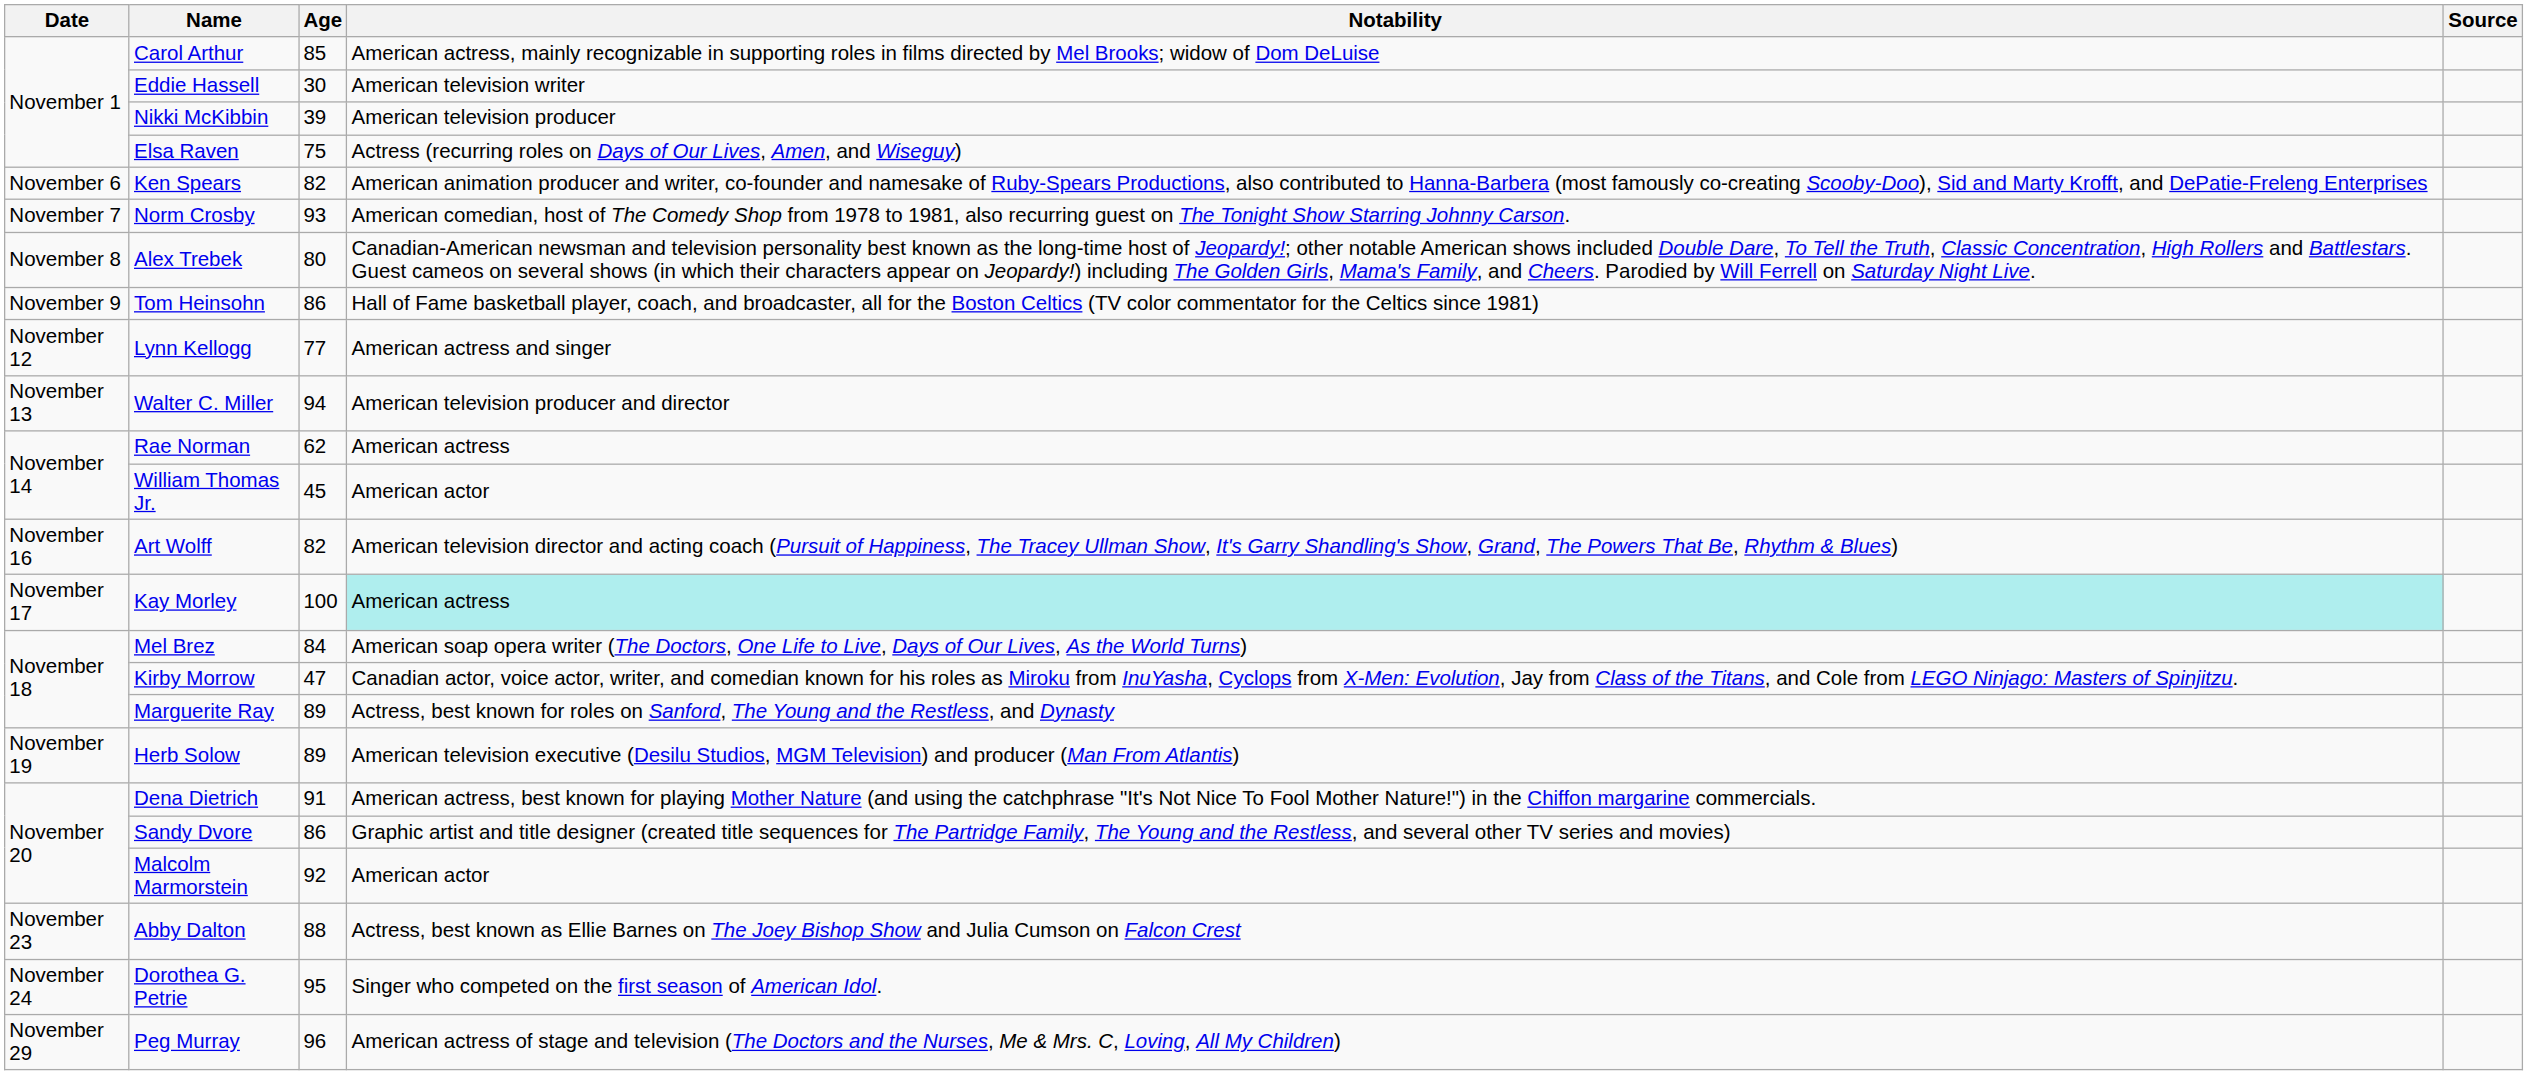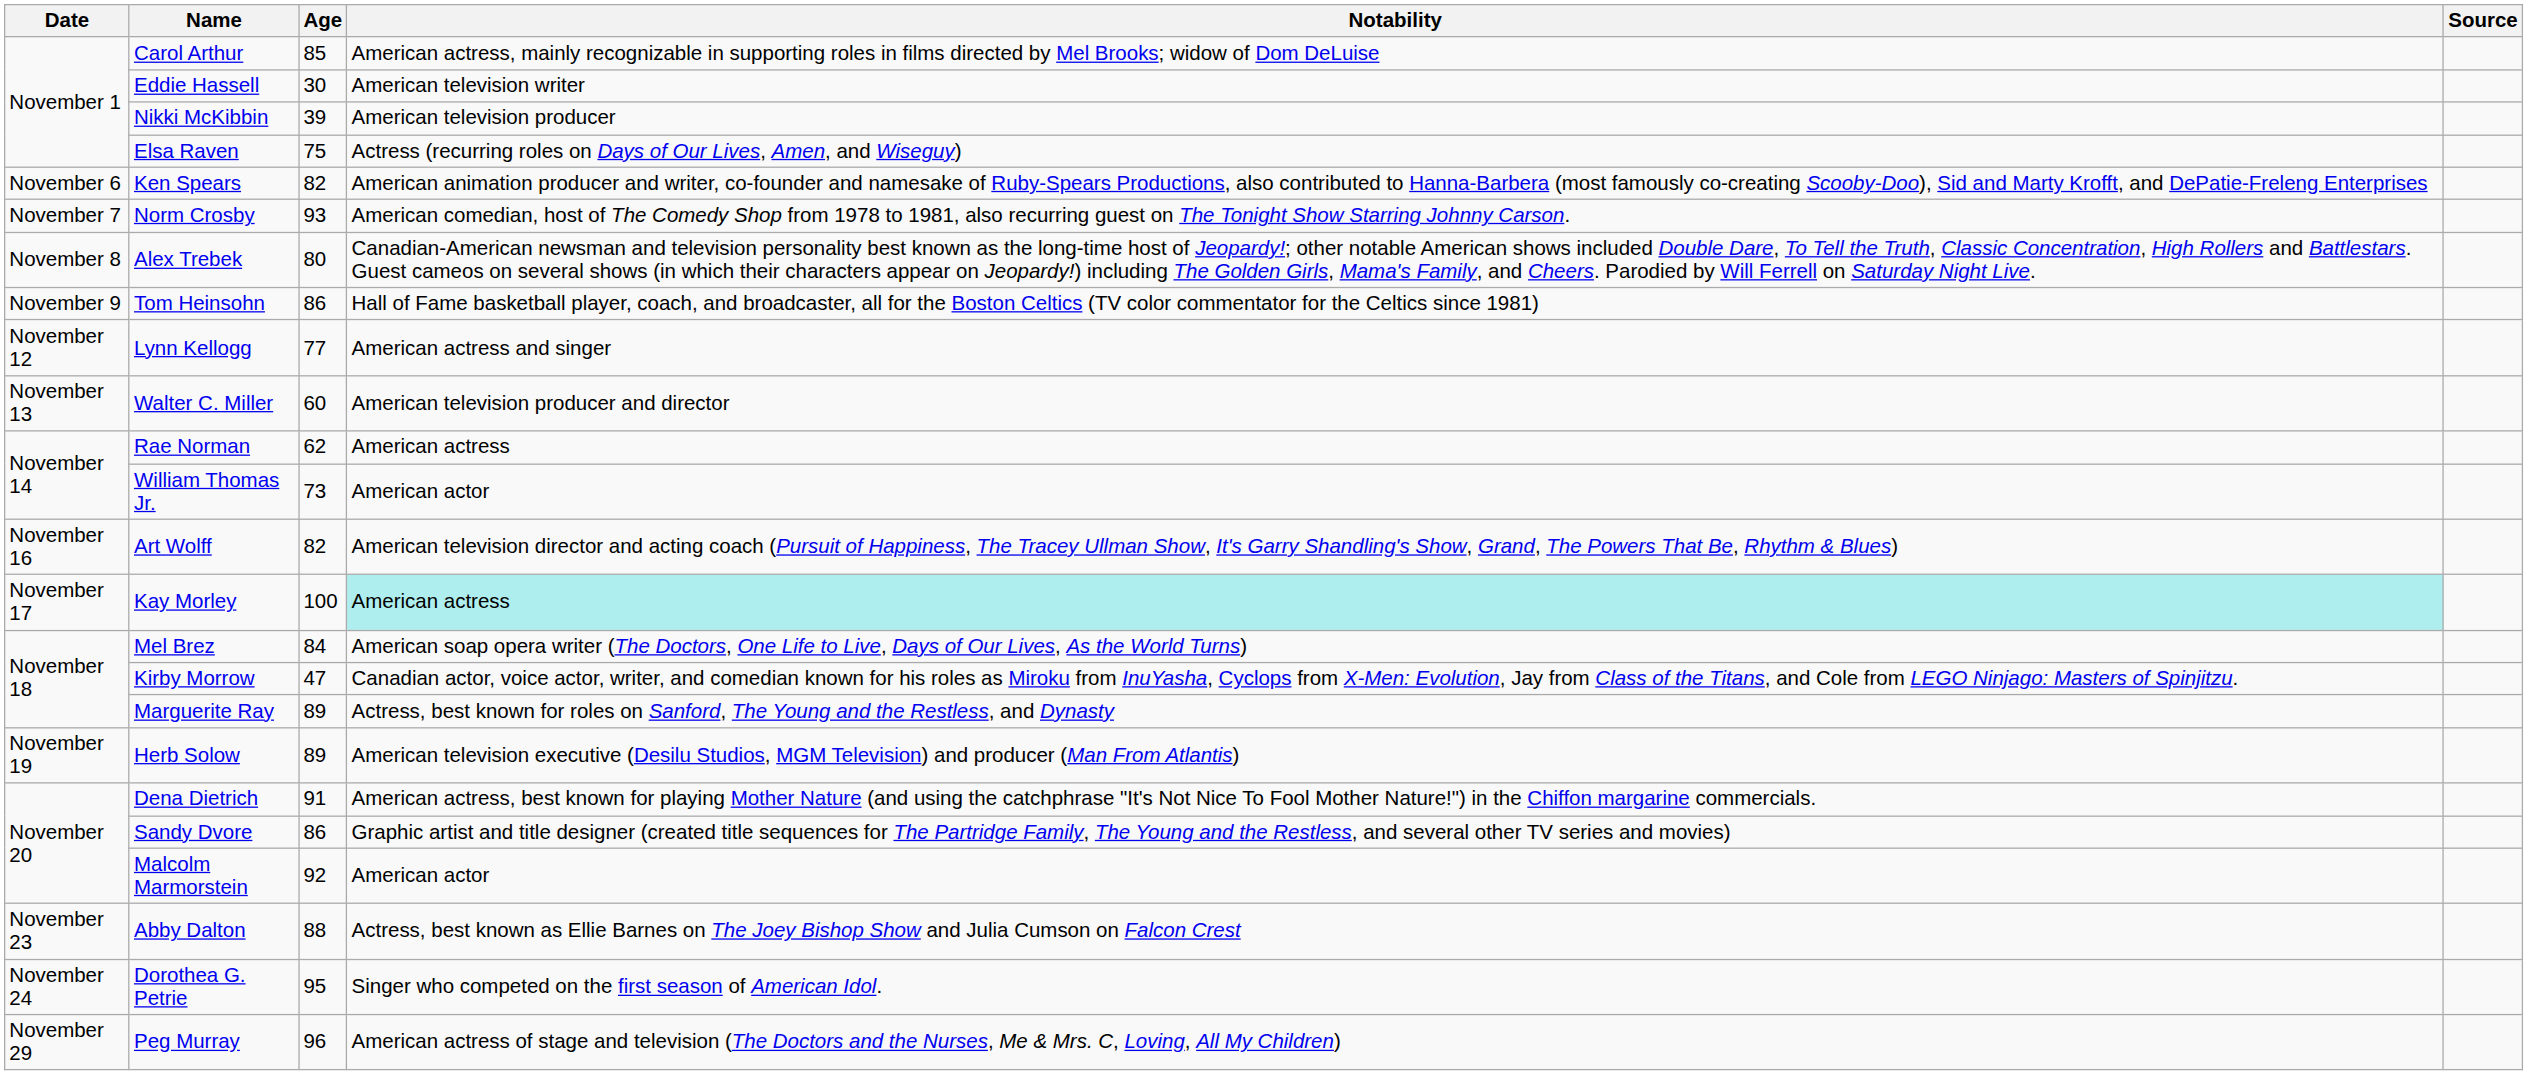(315, 403) 94 -> (315, 403) 60
(315, 491) 45 -> (315, 491) 73
